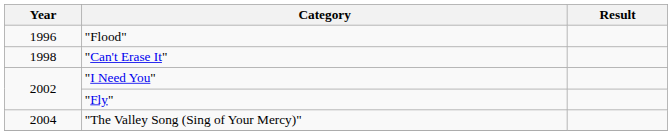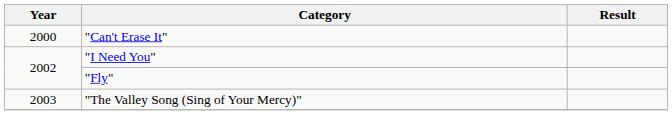- row: (106, 36)
(43, 57) 1998 -> (43, 36) 2000
(43, 120) 2004 -> (43, 99) 2003
